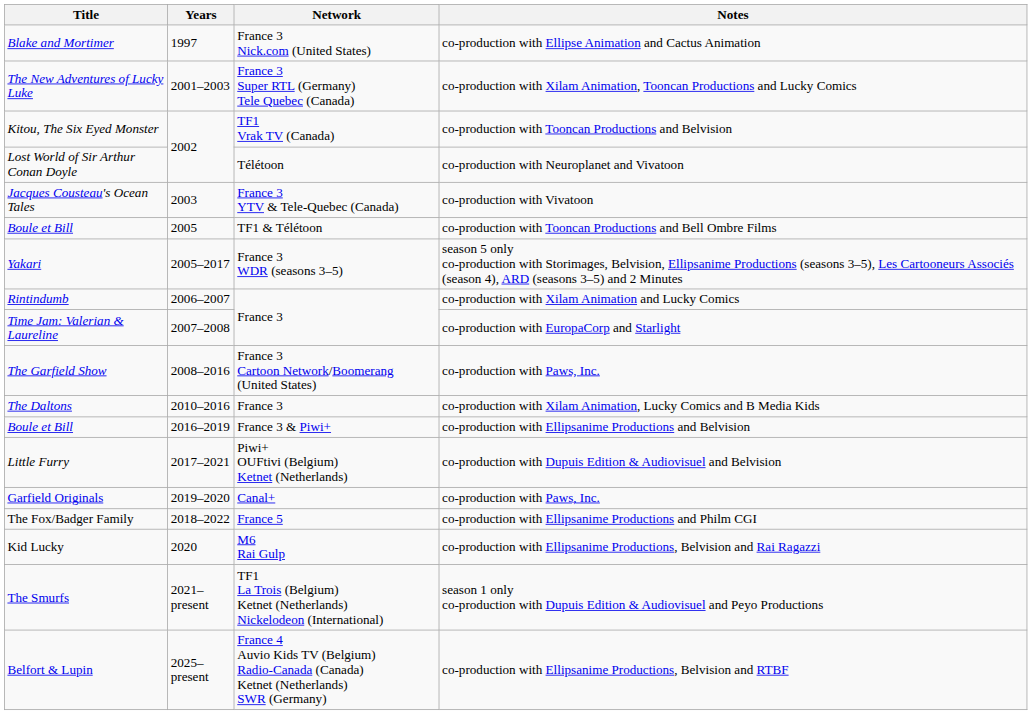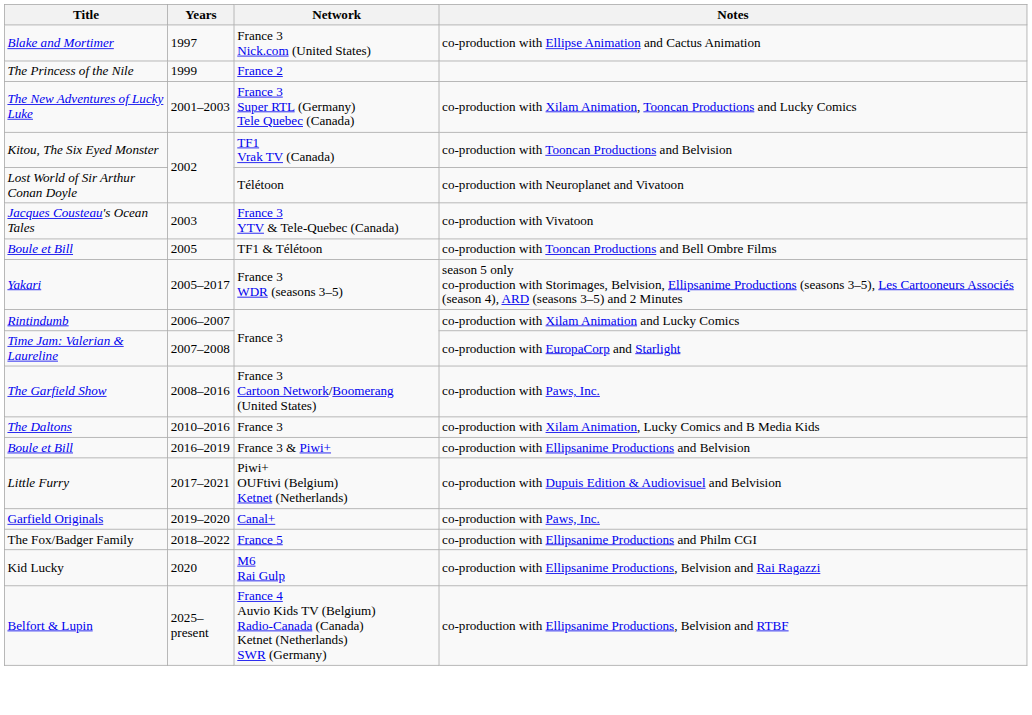+ row: (70, 71)
- row: (38, 597)
